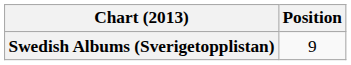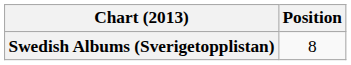(312, 45) 9 -> (312, 45) 8
